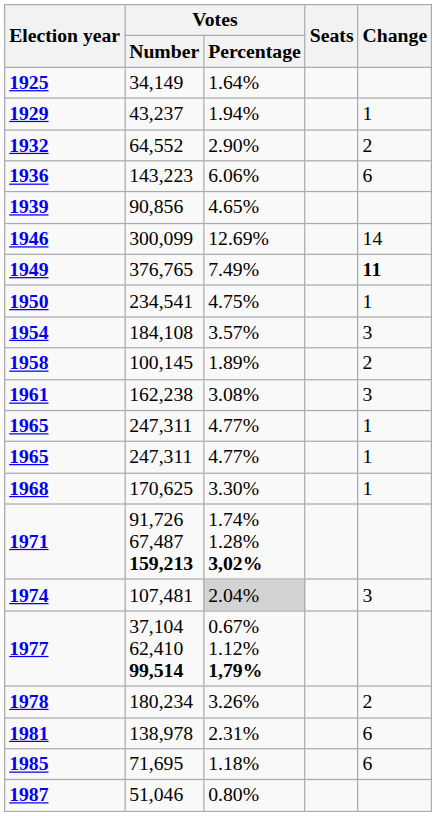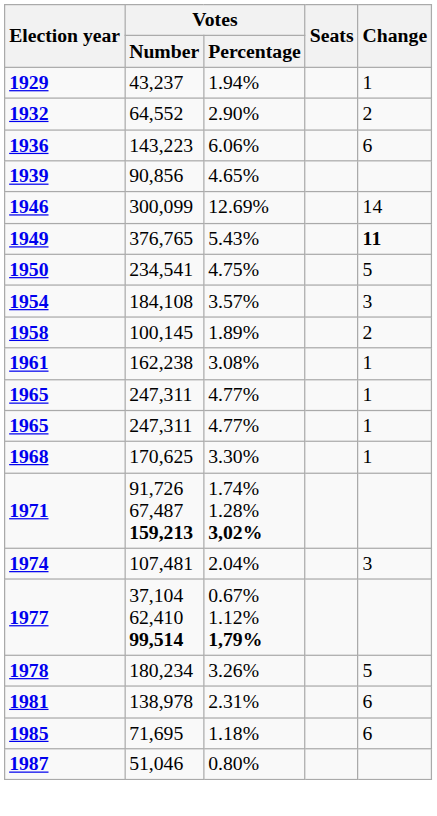- row: (29, 82)
(234, 269) 7.49% -> (234, 238) 5.43%
(368, 301) 1 -> (368, 269) 5
(368, 394) 3 -> (368, 363) 1
(234, 594) lightgrey background -> (234, 563) no background
(368, 701) 2 -> (368, 670) 5
